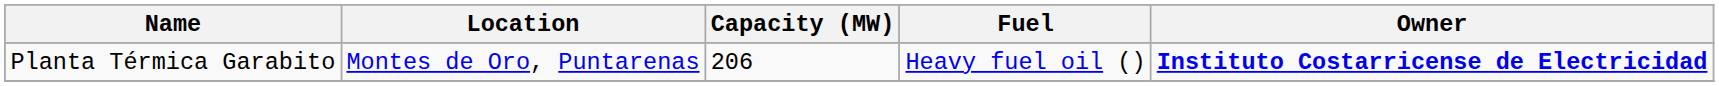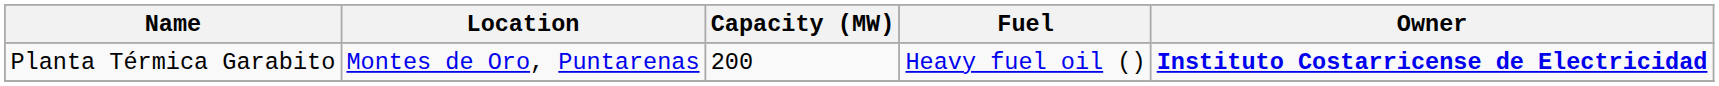(732, 62) 206 -> (732, 62) 200
